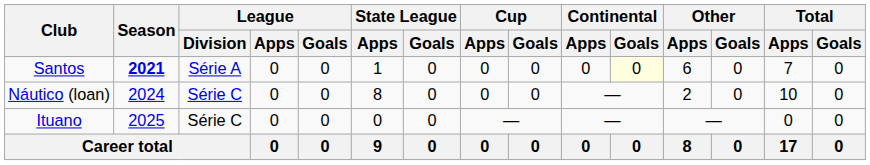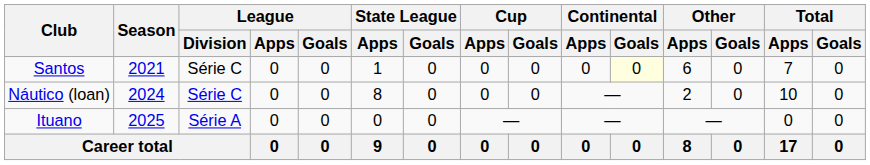(146, 69) bold -> (146, 69) normal
(215, 69) Série A -> (215, 69) Série C
(215, 120) Série C -> (215, 120) Série A
